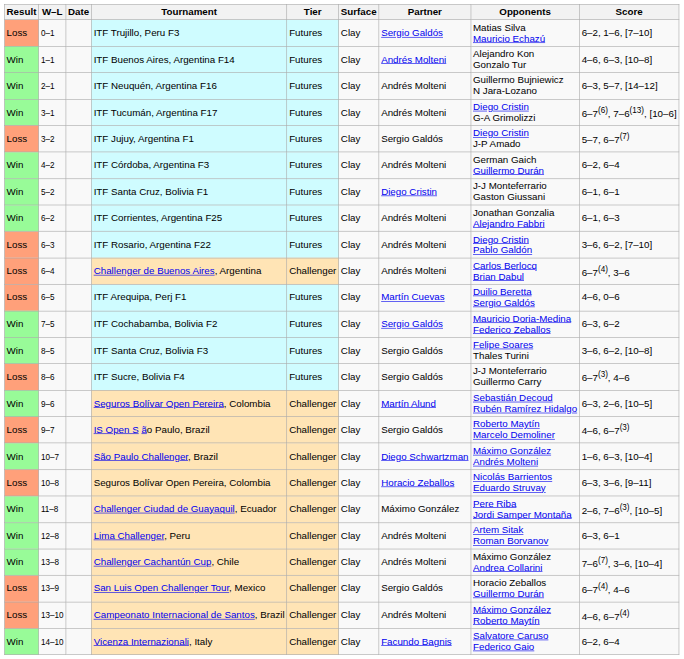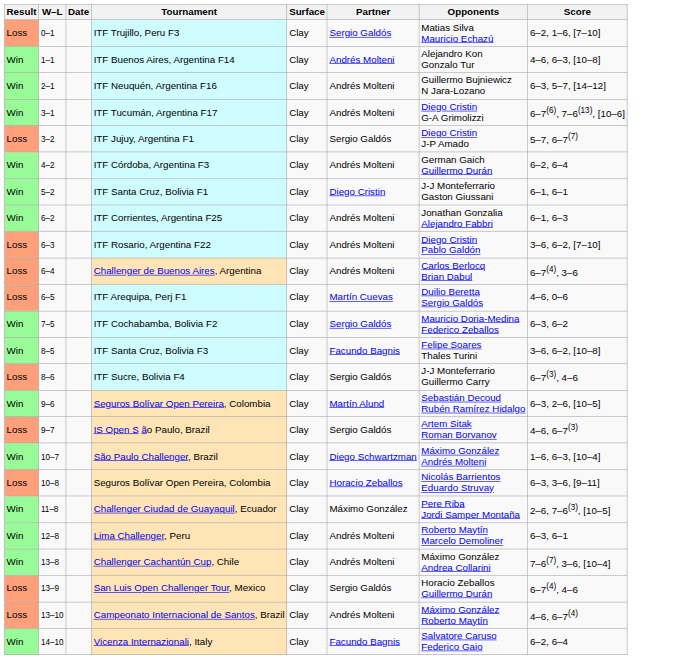- column: (313, 12)
(412, 350) Sergio Galdós -> (365, 350) Facundo Bagnis
(514, 430) Roberto Maytín Marcelo Demoliner -> (459, 430) Artem Sitak Roman Borvanov
(511, 535) Artem Sitak Roman Borvanov -> (462, 535) Roberto Maytín Marcelo Demoliner
